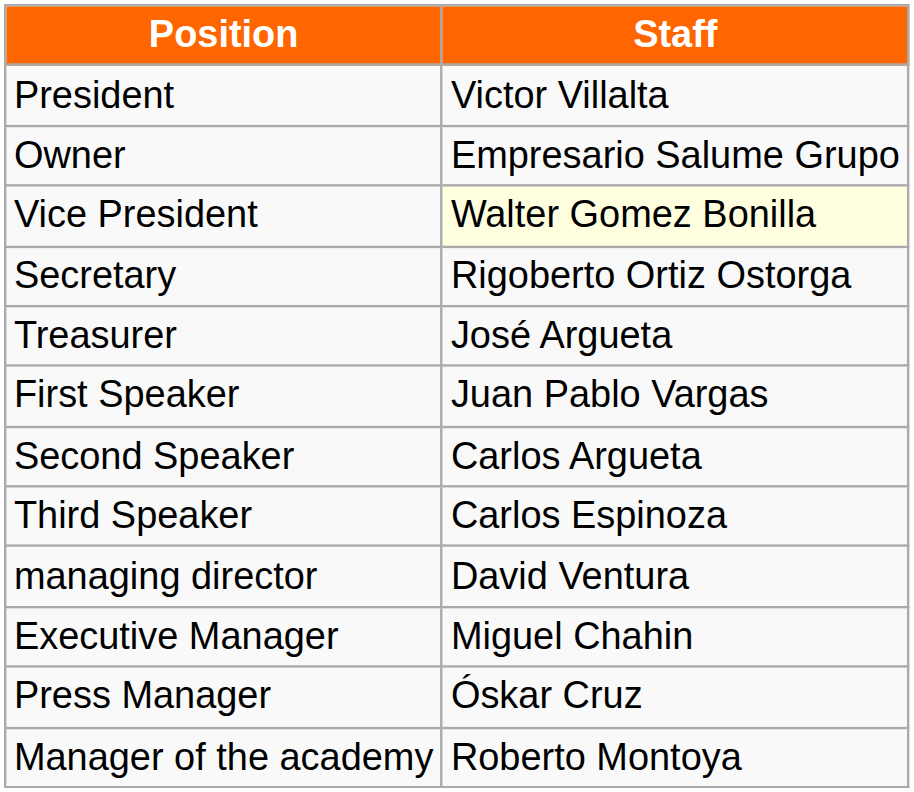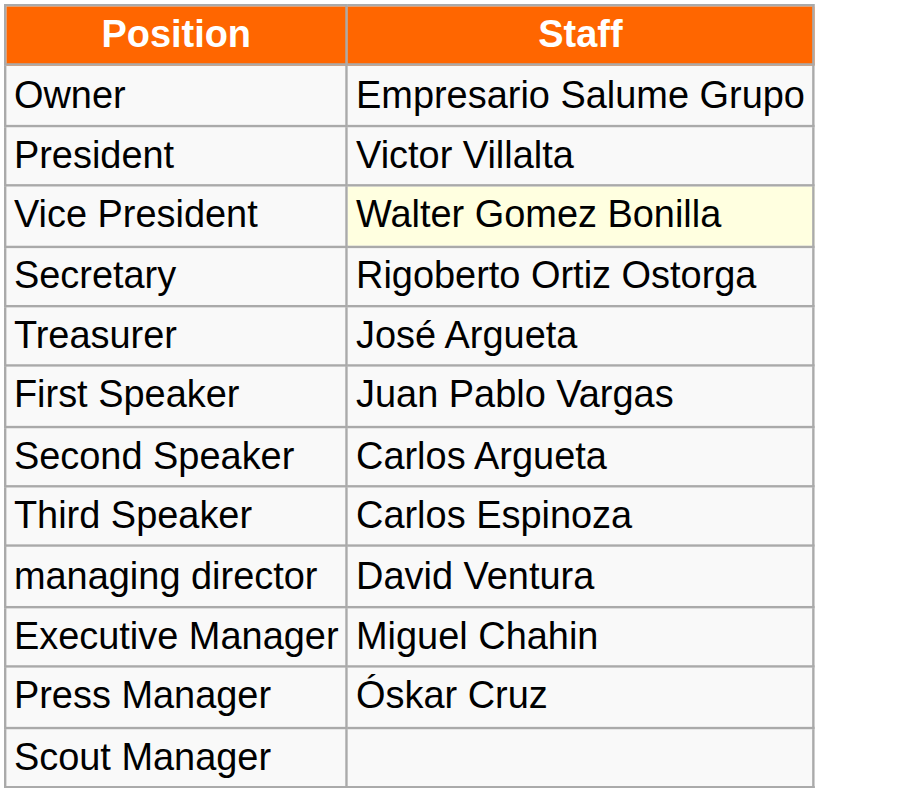rows swapped: (70, 154) <-> (94, 94)
- row: (224, 756)
+ row: (143, 756)
